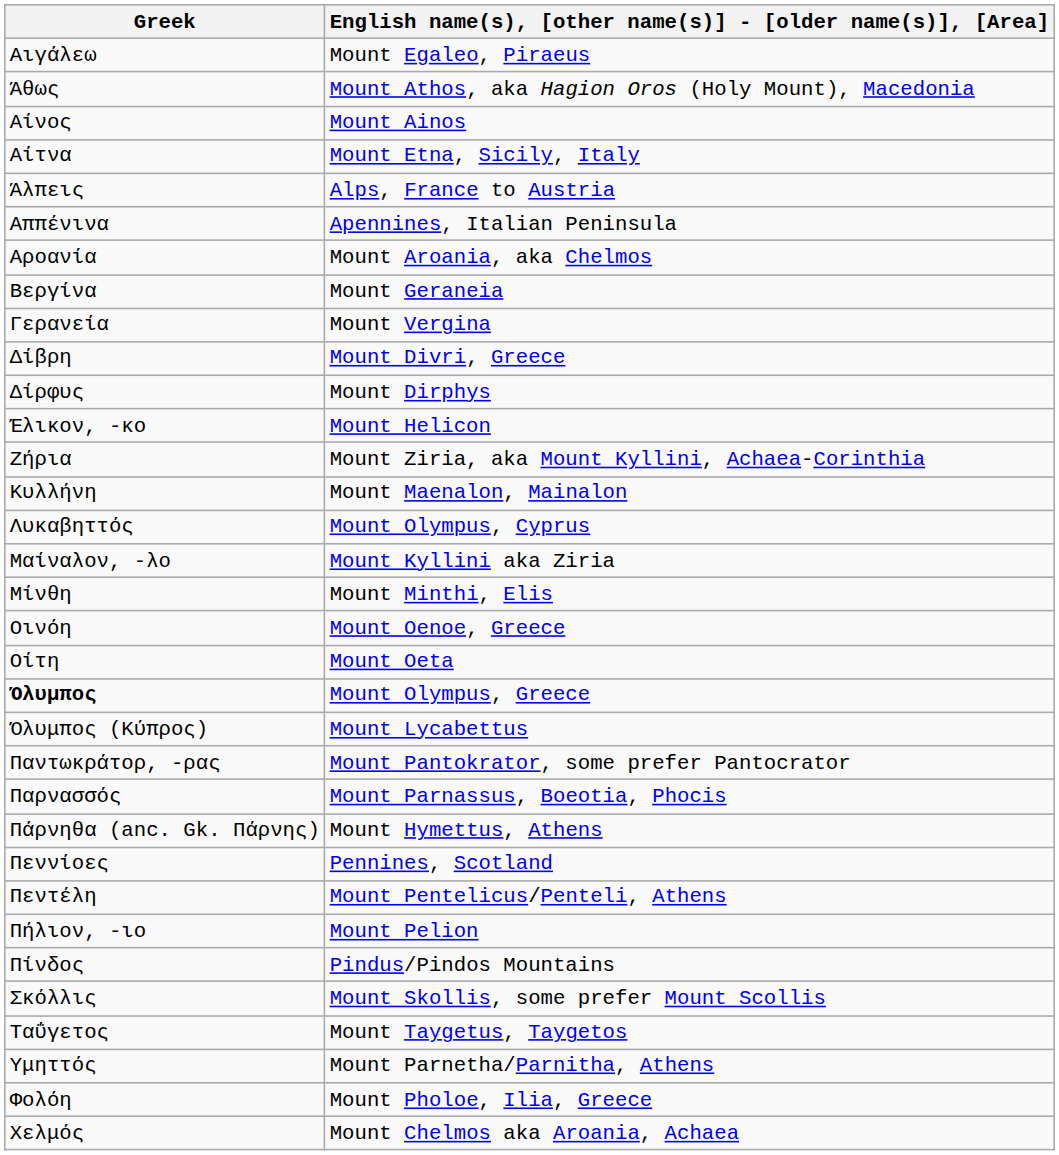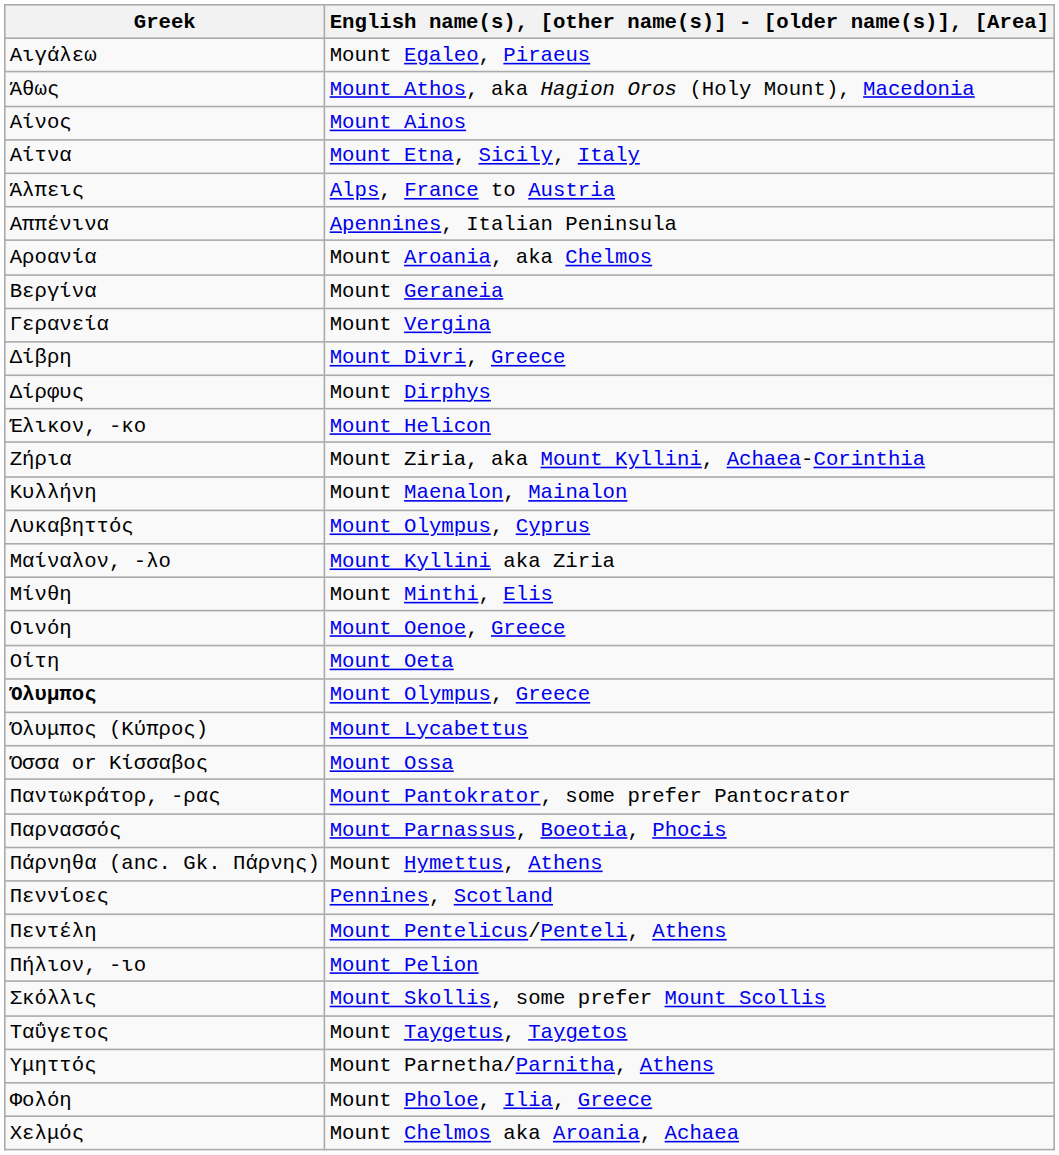+ row: (109, 763)
- row: (47, 965)
